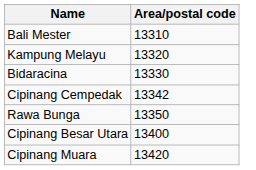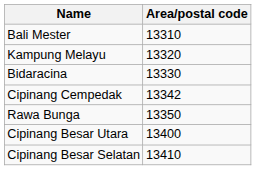+ row: (74, 154)
- row: (52, 154)
